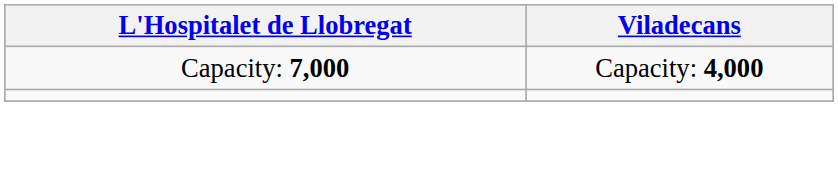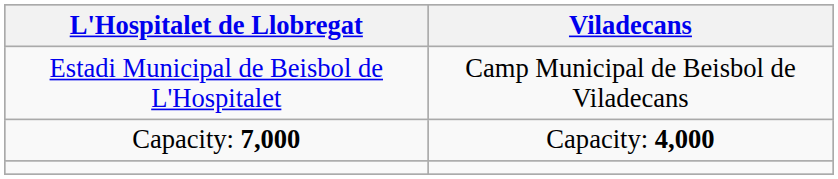+ row: (216, 82)
